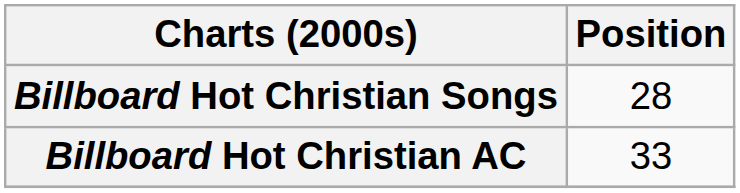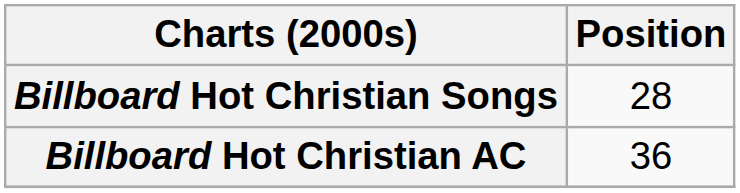(651, 156) 33 -> (651, 156) 36
